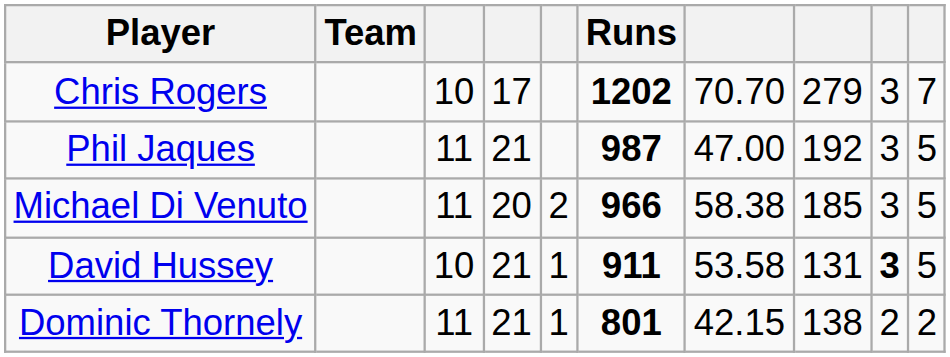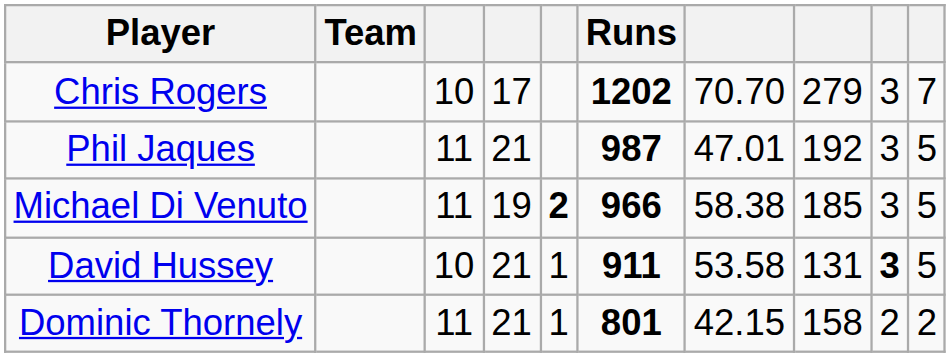(739, 149) 47.00 -> (739, 149) 47.01
(511, 206) 20 -> (511, 206) 19
(559, 206) normal -> (559, 206) bold
(832, 322) 138 -> (832, 322) 158
